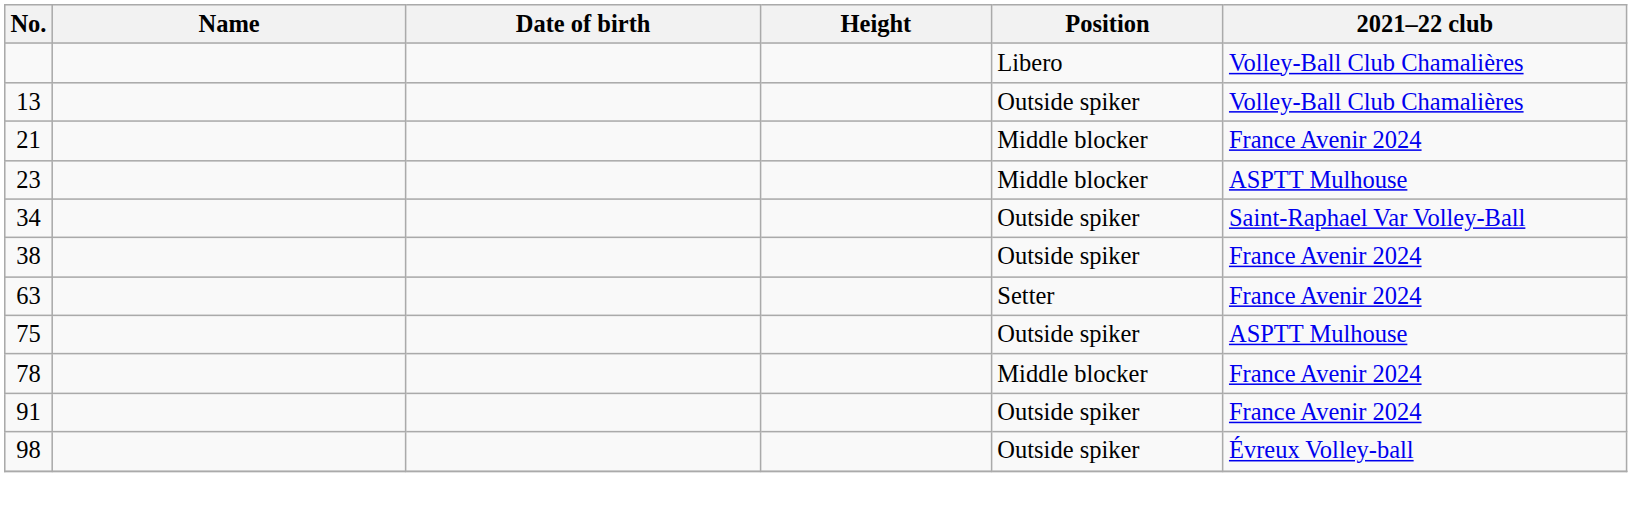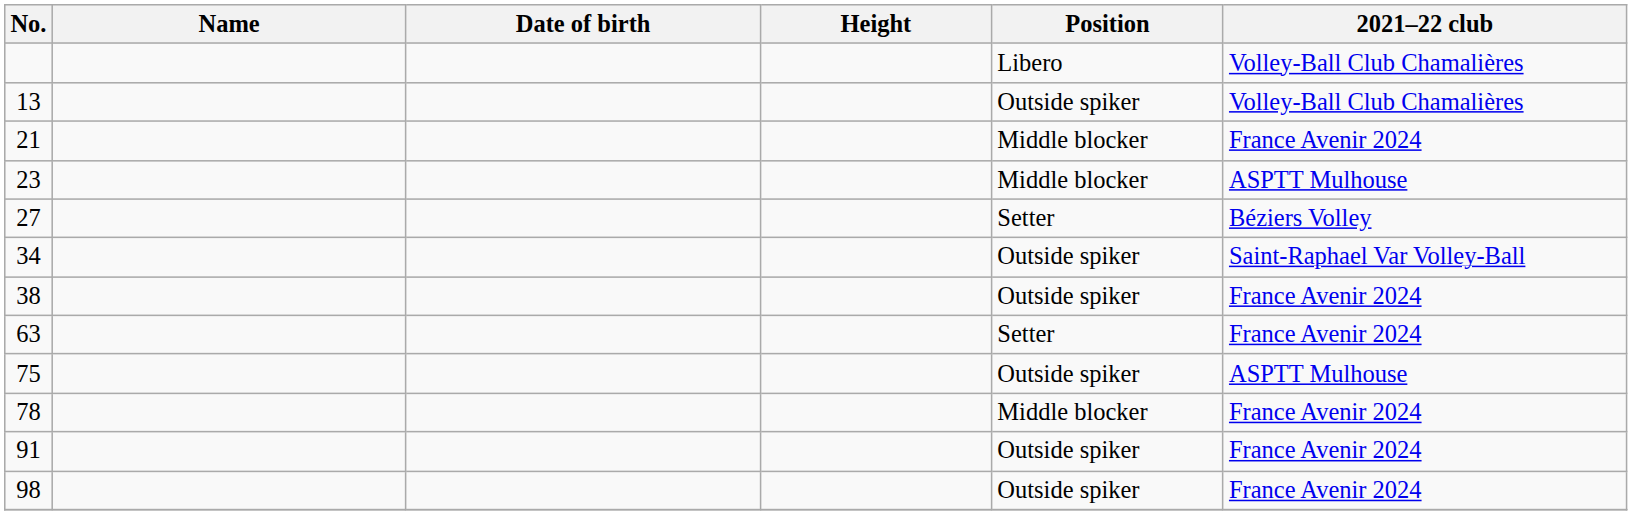+ row: (28, 218)
(1321, 450) Évreux Volley-ball -> (1325, 489) France Avenir 2024
